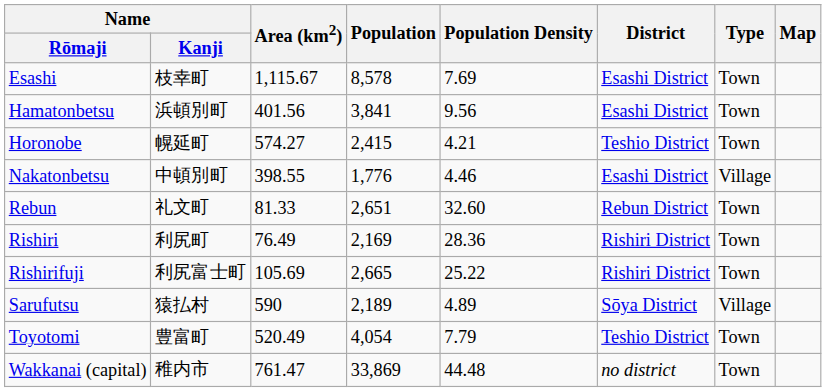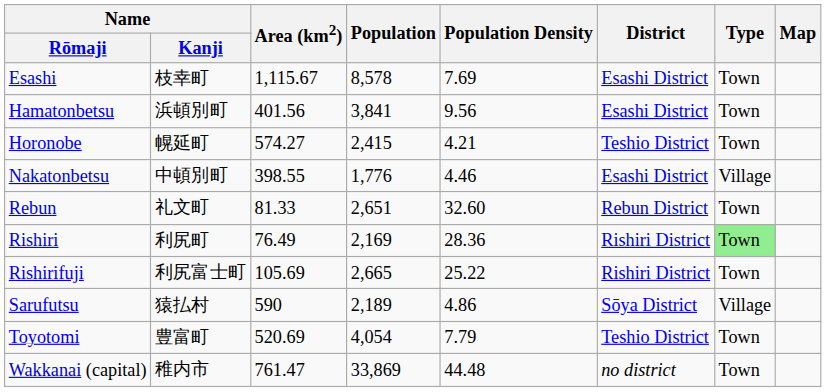(739, 240) no background -> (739, 240) lightgreen background
(460, 304) 4.89 -> (460, 304) 4.86
(280, 337) 520.49 -> (280, 337) 520.69
